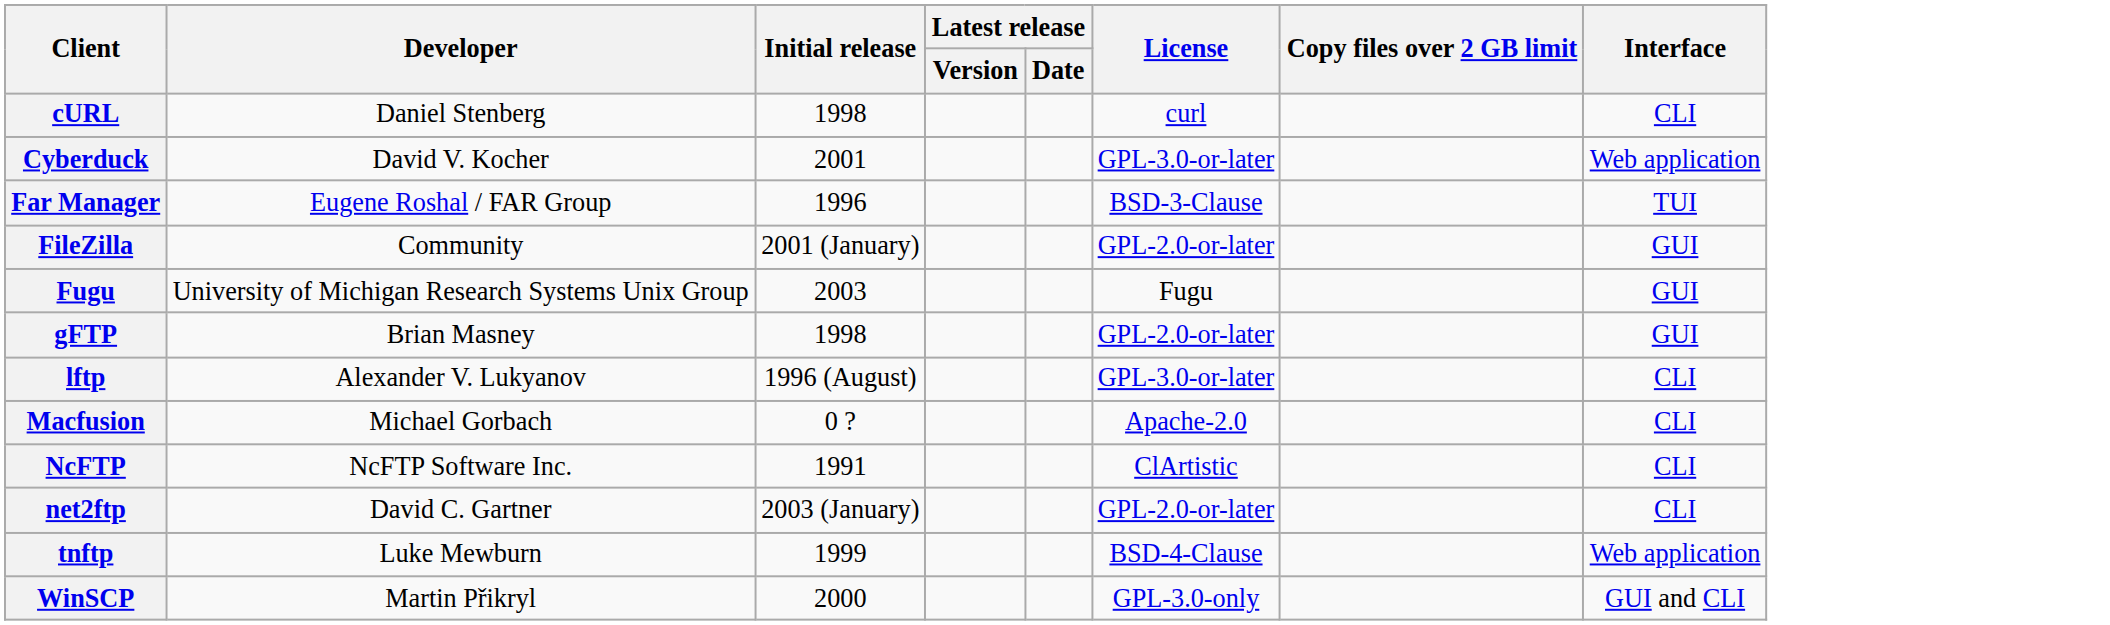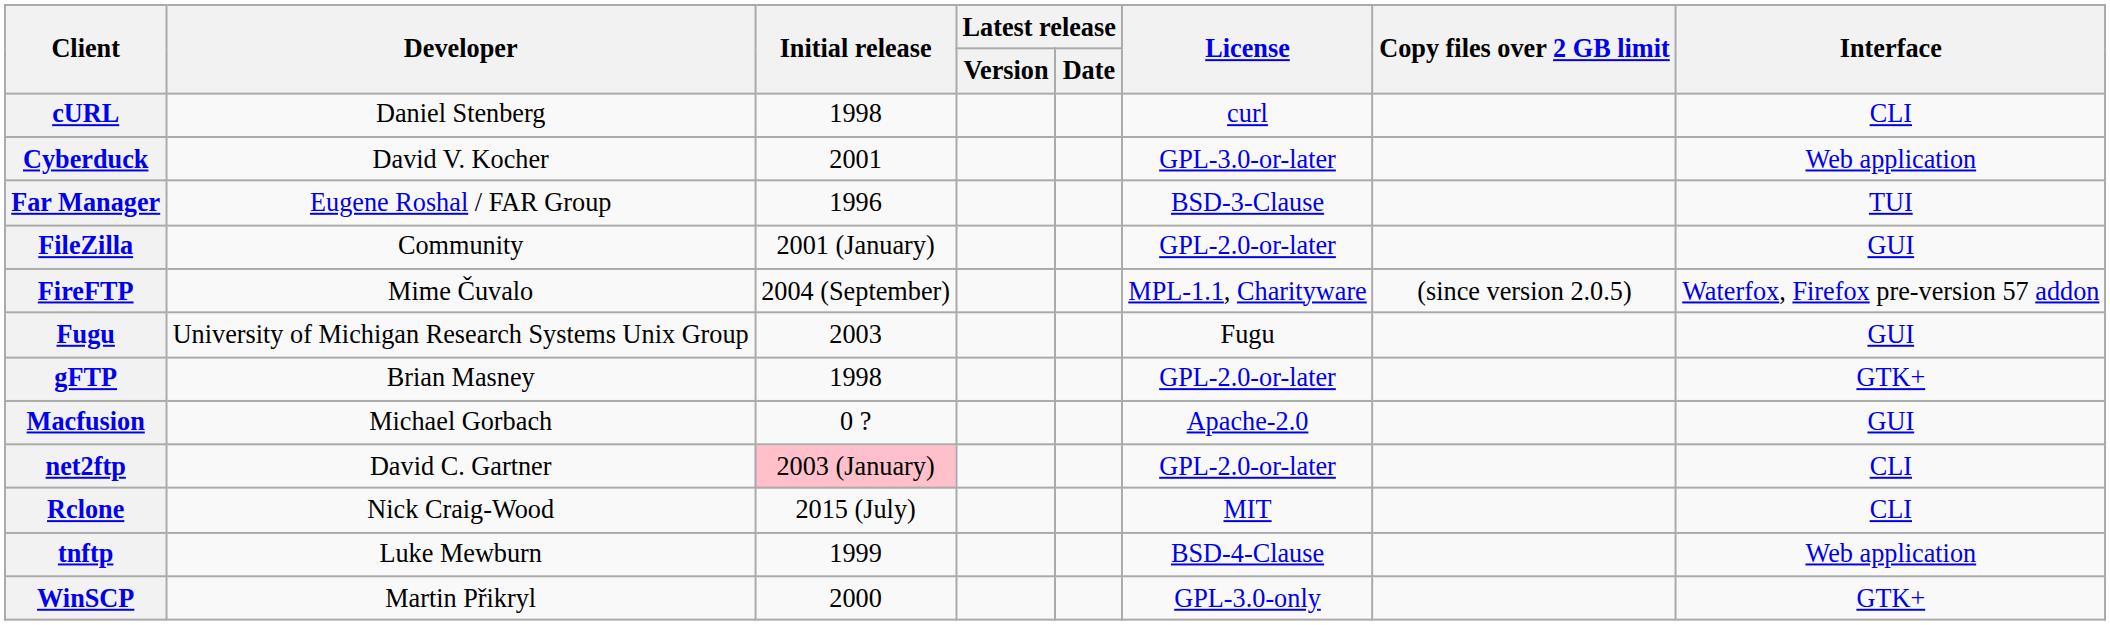+ row: (86, 290)
(1675, 334) GUI -> (1891, 378) GTK+
- row: (86, 378)
(1675, 422) CLI -> (1891, 422) GUI
- row: (86, 466)
(840, 510) no background -> (856, 466) pink background
+ row: (86, 510)
(1675, 598) GUI and CLI -> (1891, 598) GTK+
